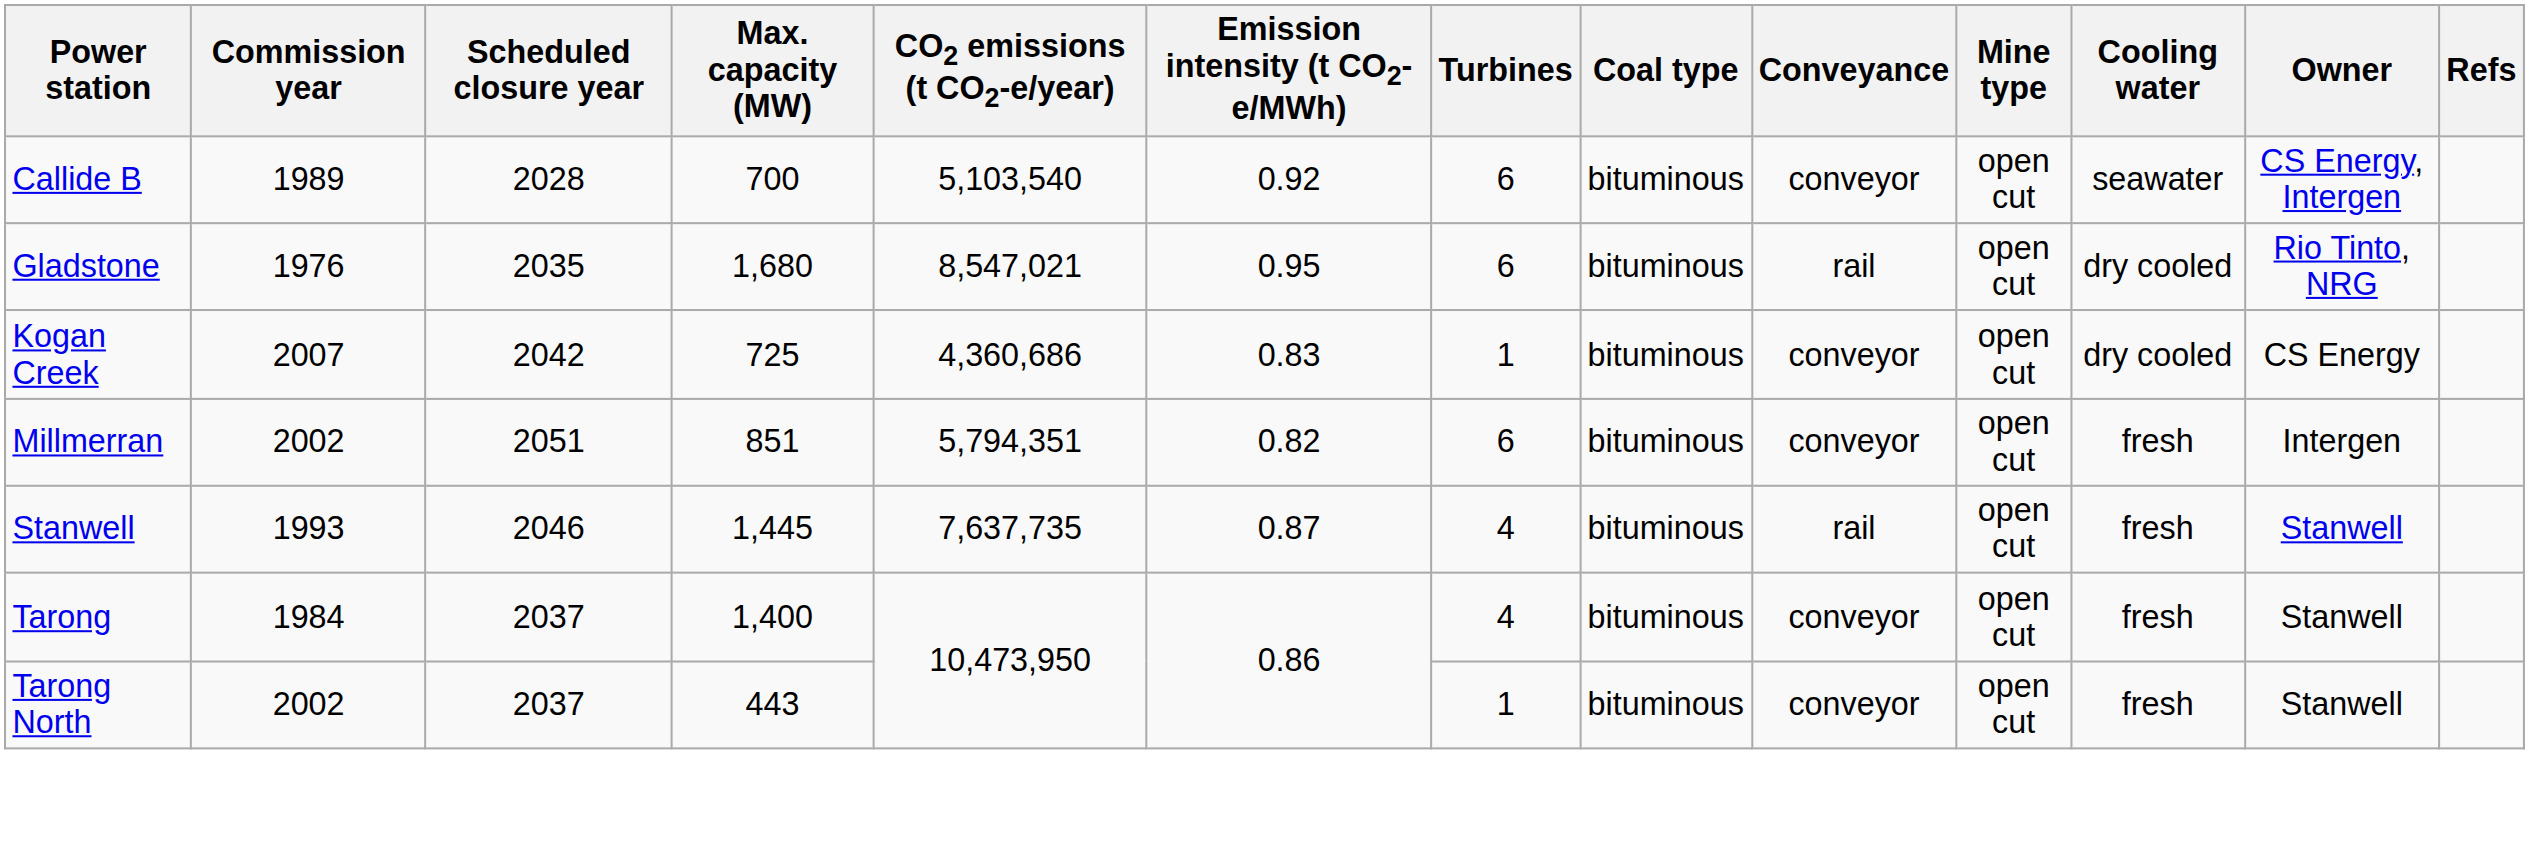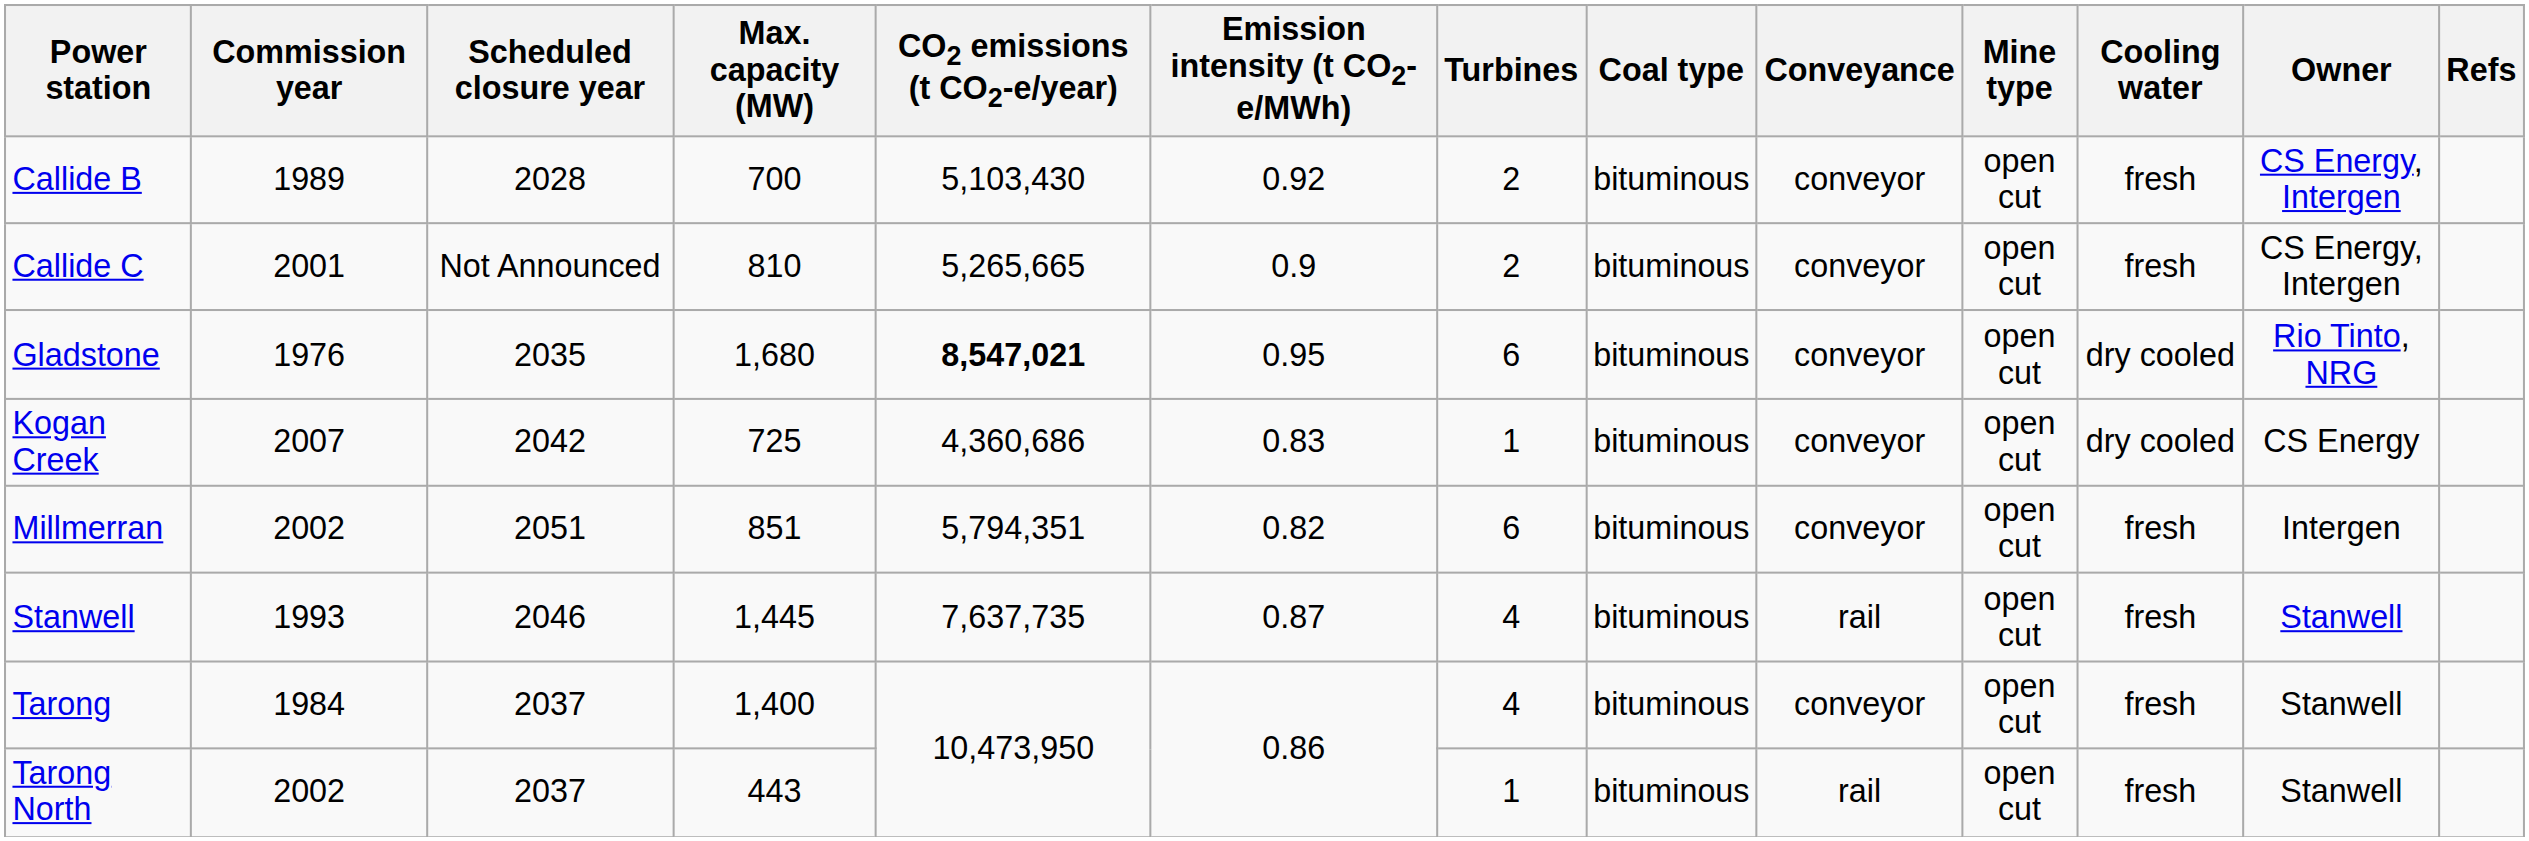(1010, 178) 5,103,540 -> (1013, 178) 5,103,430
(1506, 178) 6 -> (1511, 178) 2
(2158, 178) seawater -> (2160, 178) fresh
+ row: (78, 266)
(1010, 266) normal -> (1013, 353) bold
(1854, 266) rail -> (1860, 353) conveyor
(1854, 704) conveyor -> (1860, 792) rail
